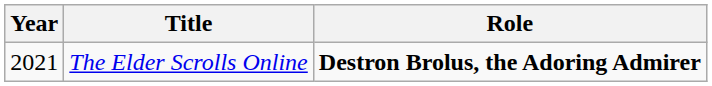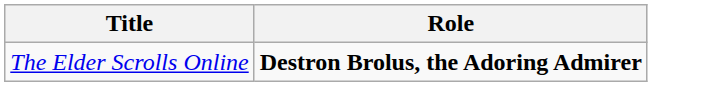- column: (34, 23)
